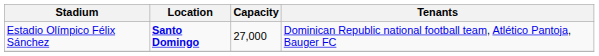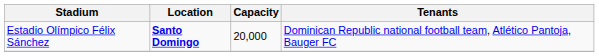(250, 36) 27,000 -> (250, 36) 20,000
